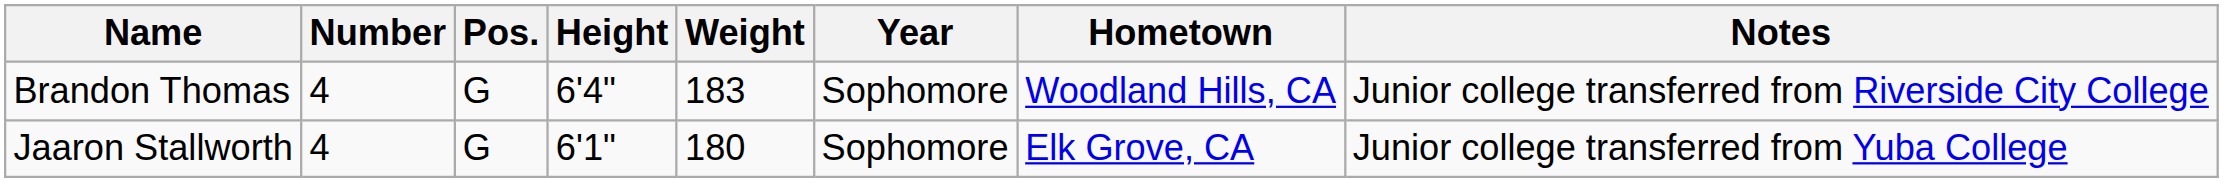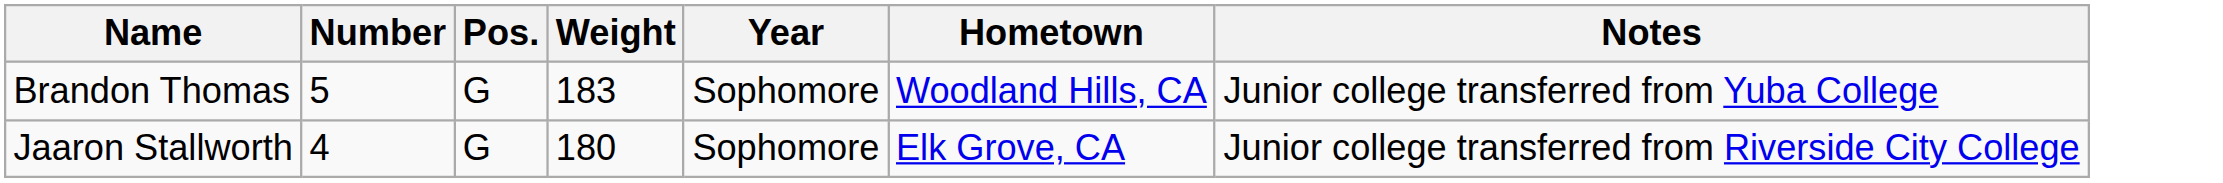- column: (612, 33)
(320, 90) 4 -> (320, 90) 5
(1781, 90) Junior college transferred from Riverside City College -> (1581, 90) Junior college transferred from Yuba College
(1710, 147) Junior college transferred from Yuba College -> (1652, 147) Junior college transferred from Riverside City College
